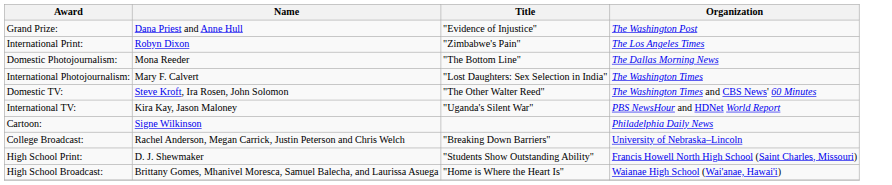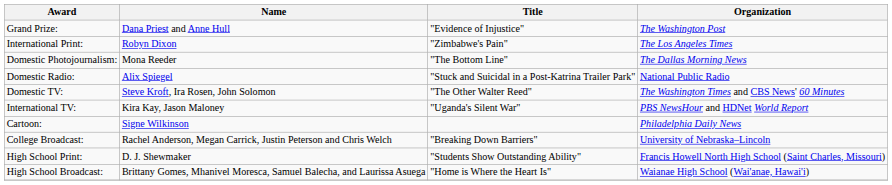- row: (68, 76)
+ row: (41, 76)
